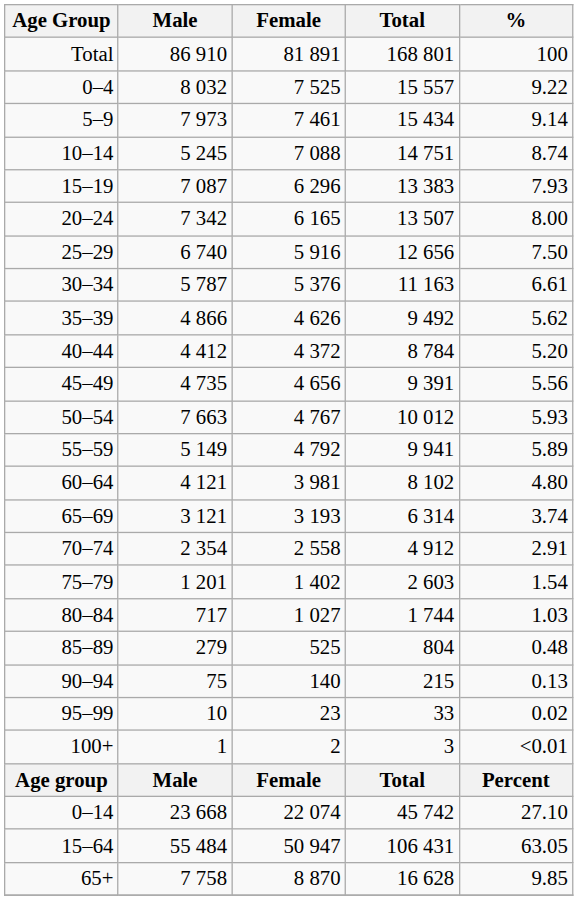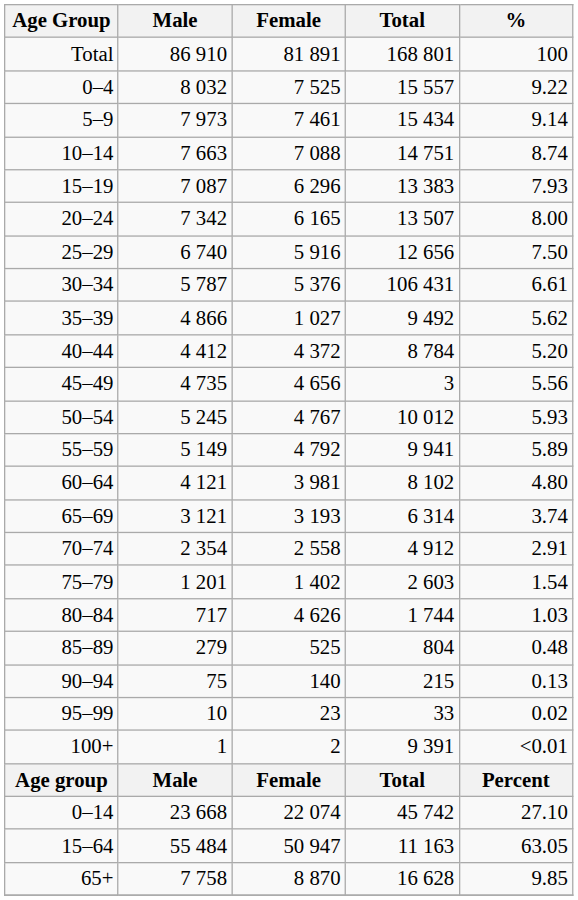(204, 152) 5 245 -> (204, 152) 7 663
(426, 284) 11 163 -> (420, 284) 106 431
(317, 317) 4 626 -> (317, 317) 1 027
(431, 383) 9 391 -> (449, 383) 3
(204, 416) 7 663 -> (204, 416) 5 245
(317, 614) 1 027 -> (317, 614) 4 626
(449, 746) 3 -> (431, 746) 9 391
(420, 845) 106 431 -> (426, 845) 11 163
